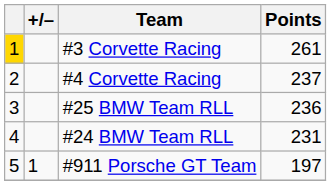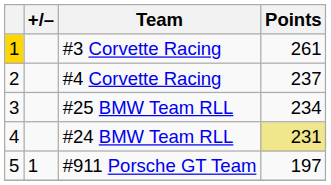(306, 108) 236 -> (306, 108) 234
(306, 137) no background -> (306, 137) khaki background
